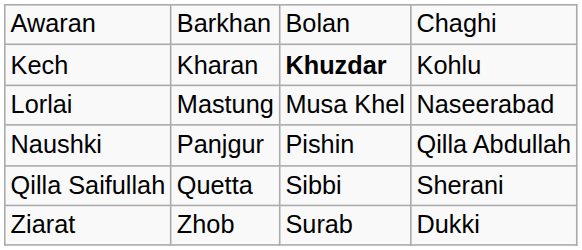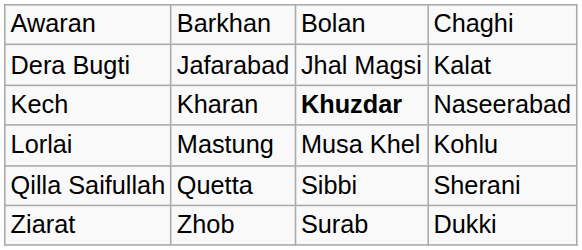+ row: (70, 64)
(449, 64) Kohlu -> (502, 104) Naseerabad
(485, 104) Naseerabad -> (466, 144) Kohlu
- row: (56, 144)
